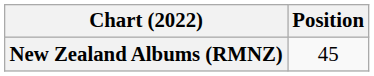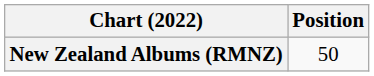(328, 53) 45 -> (328, 53) 50
